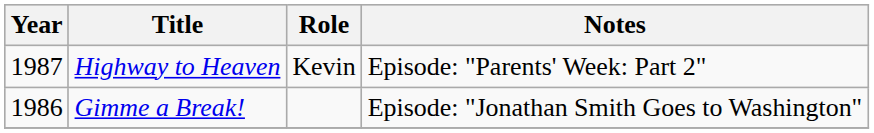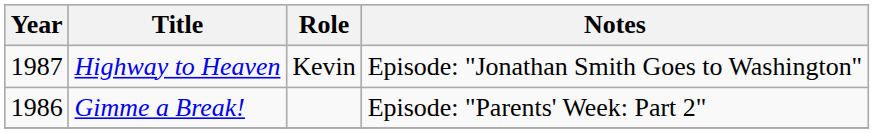(537, 66) Episode: "Parents' Week: Part 2" -> (615, 66) Episode: "Jonathan Smith Goes to Washington"
(615, 107) Episode: "Jonathan Smith Goes to Washington" -> (537, 107) Episode: "Parents' Week: Part 2"
